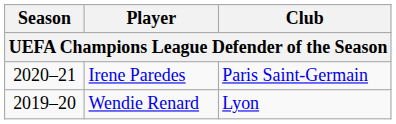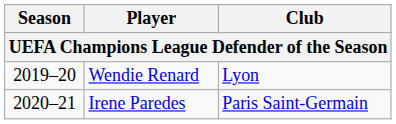rows swapped: (144, 103) <-> (137, 75)
